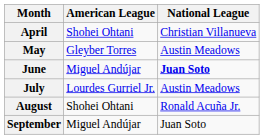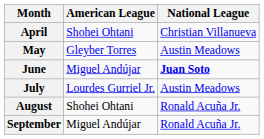(183, 124) Juan Soto -> (200, 124) Ronald Acuña Jr.
